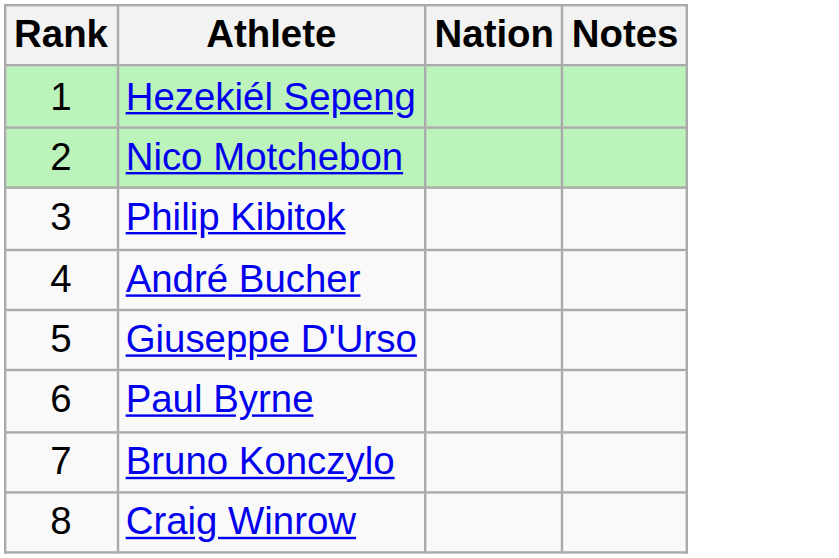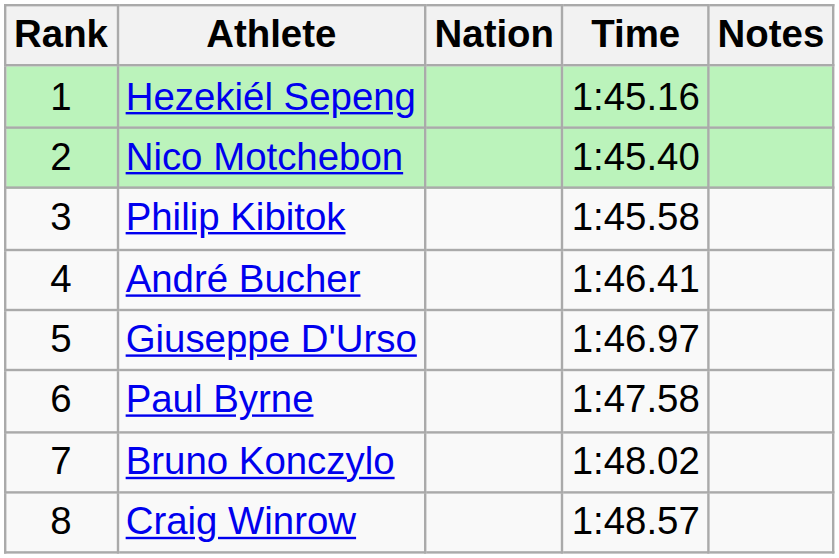+ column: (636, 34)
